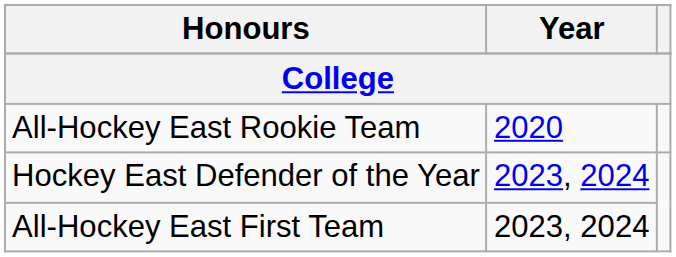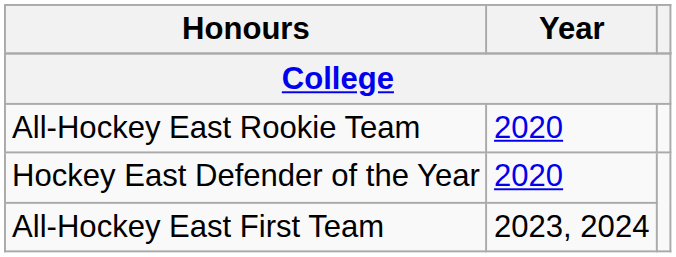(572, 176) 2023, 2024 -> (529, 176) 2020
